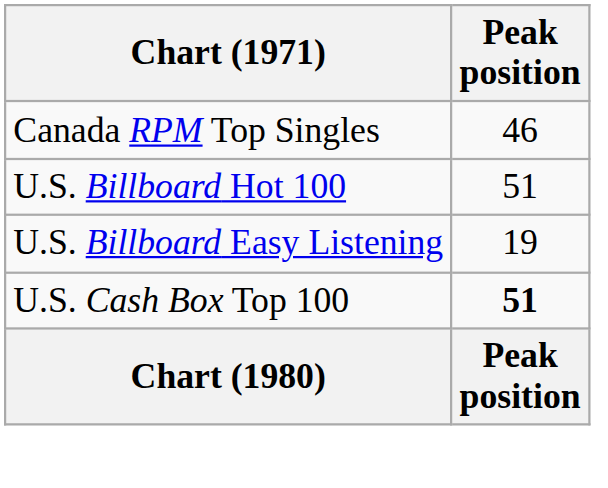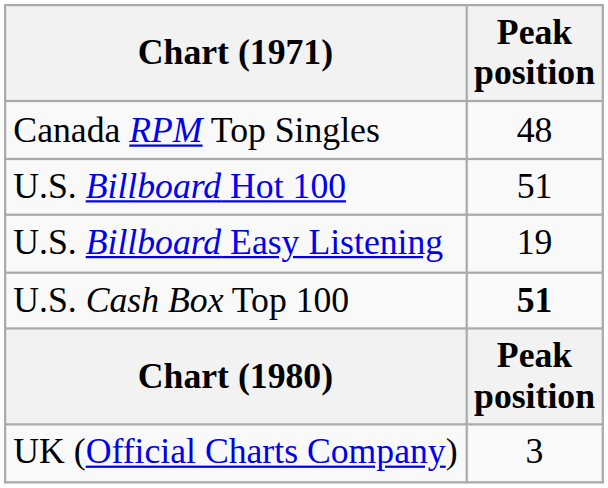(520, 129) 46 -> (535, 129) 48
+ row: (235, 452)
